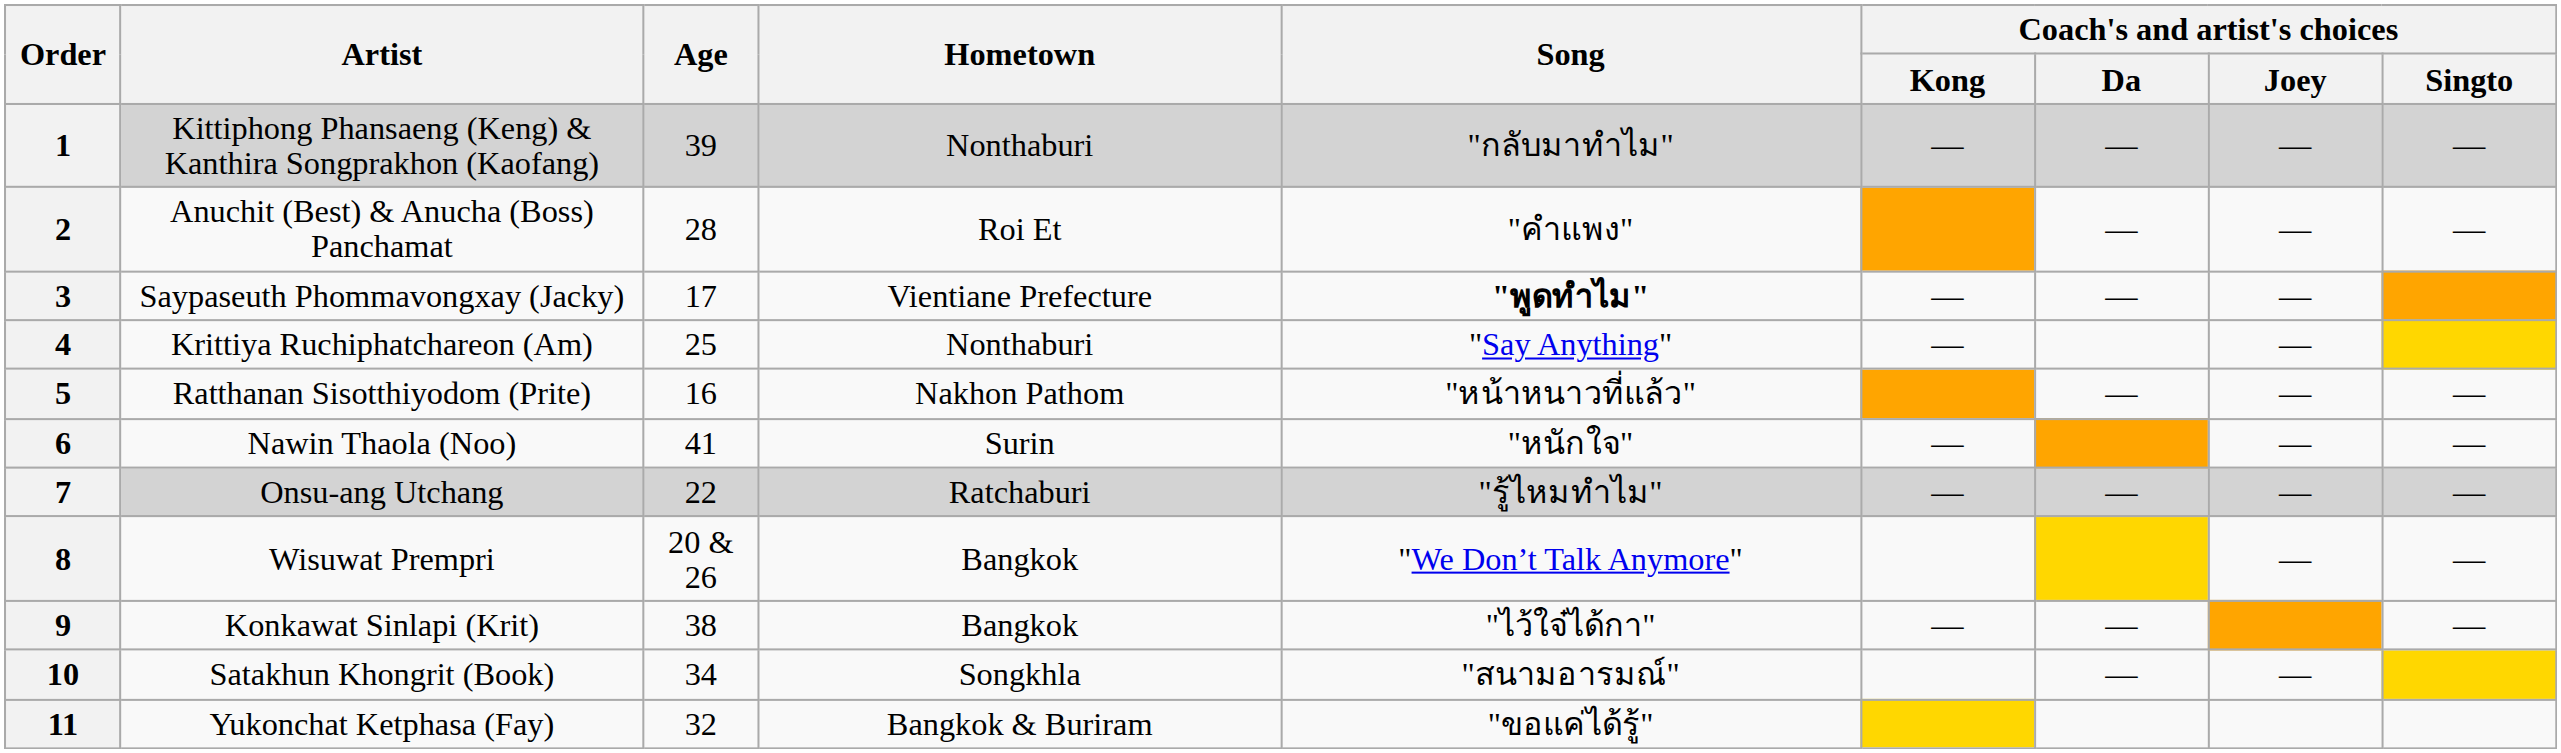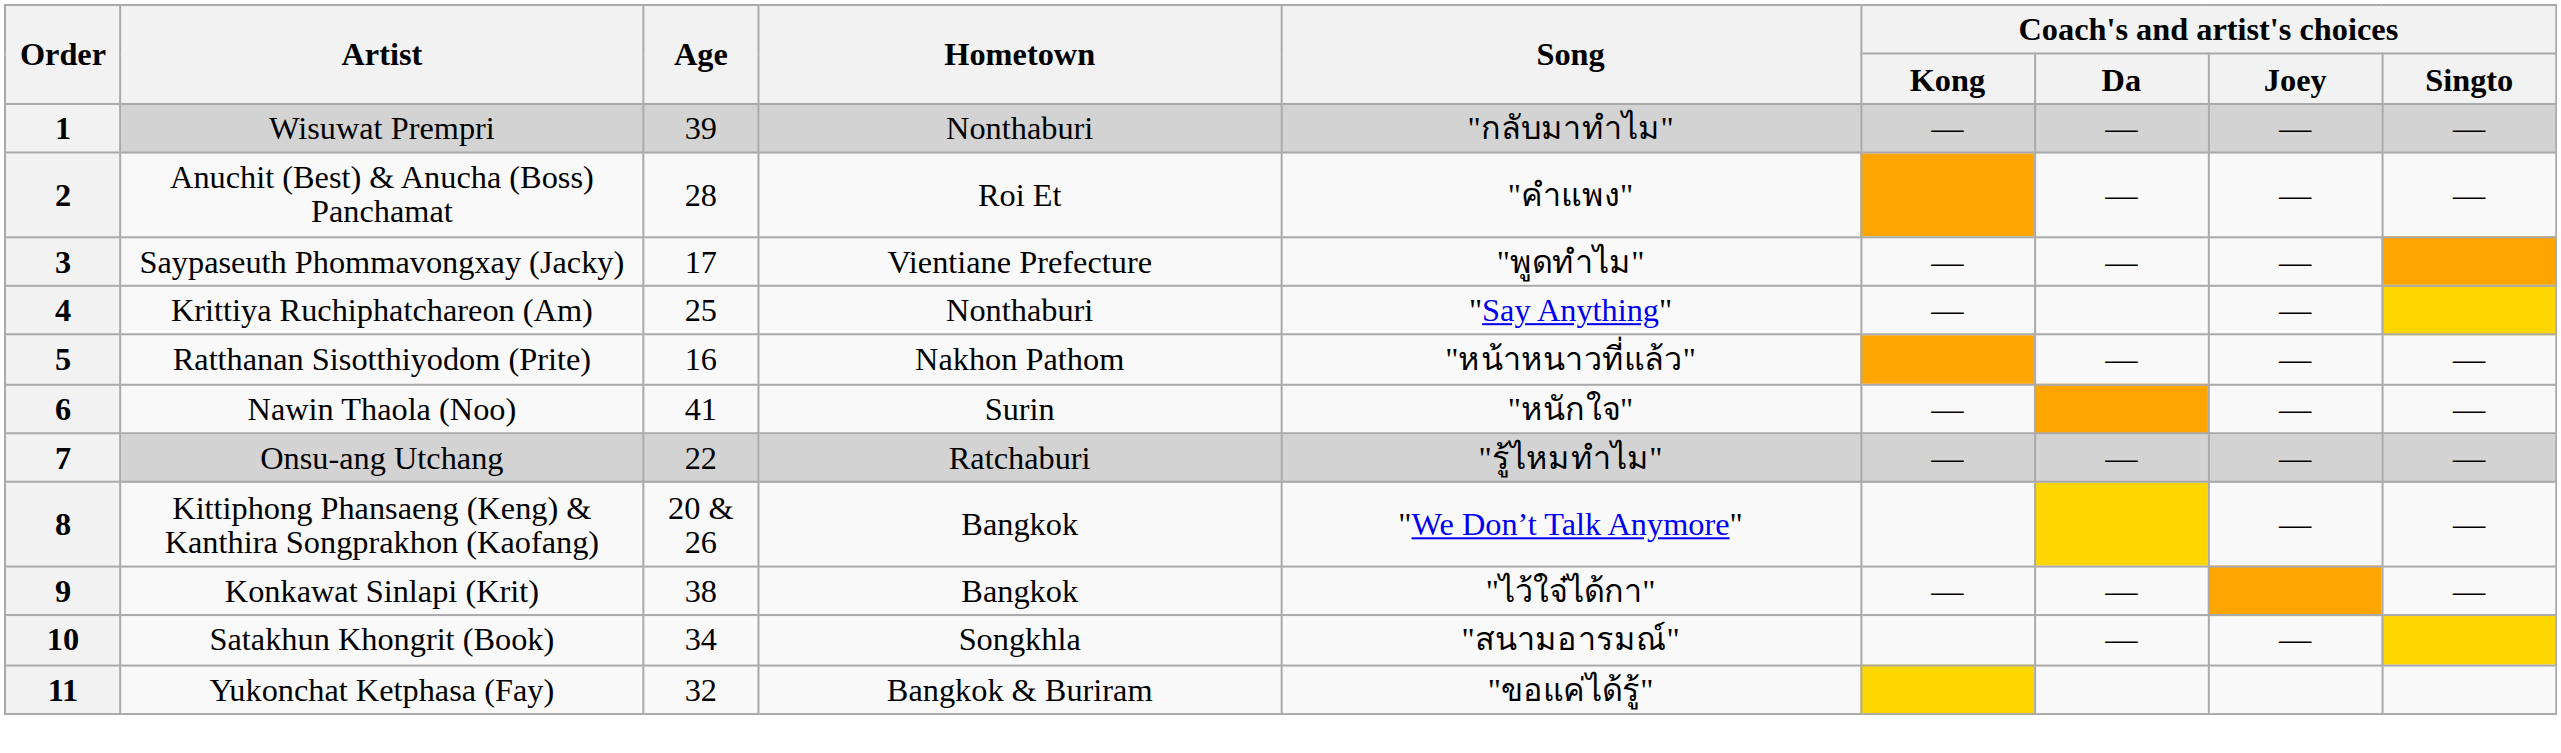(382, 145) Kittiphong Phansaeng (Keng) & Kanthira Songprakhon (Kaofang) -> (382, 128) Wisuwat Prempri
(1571, 295) bold -> (1571, 261) normal
(382, 559) Wisuwat Prempri -> (382, 524) Kittiphong Phansaeng (Keng) & Kanthira Songprakhon (Kaofang)
